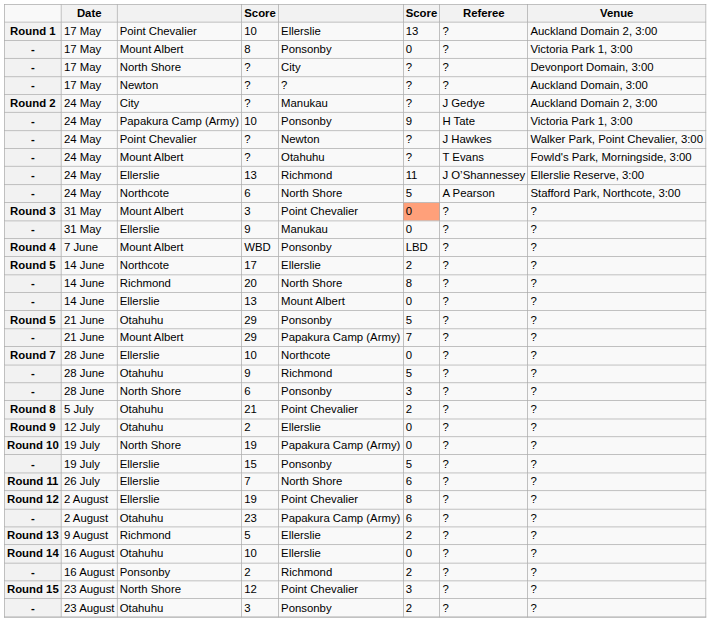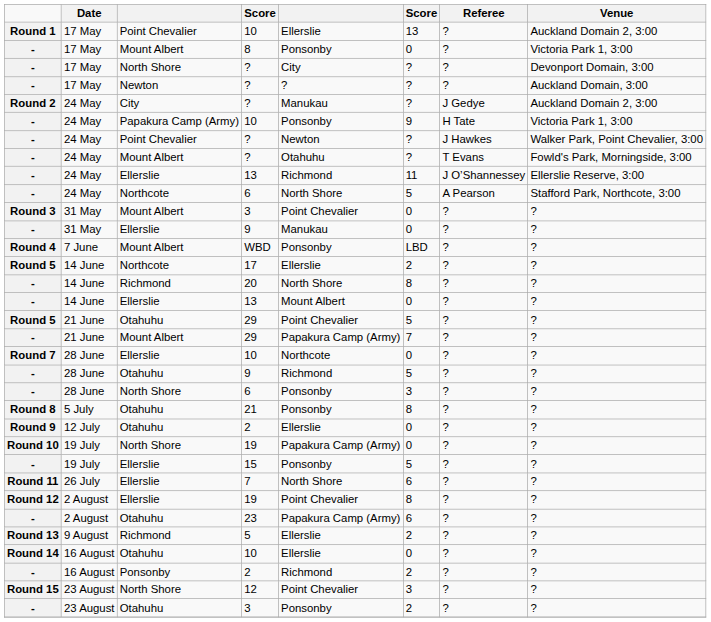(409, 211) lightsalmon background -> (409, 211) no background
(306, 319) Ponsonby -> (320, 319) Point Chevalier
(320, 409) Point Chevalier -> (306, 409) Ponsonby
(409, 409) 2 -> (409, 409) 8
